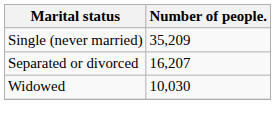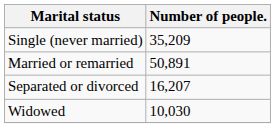+ row: (71, 63)
